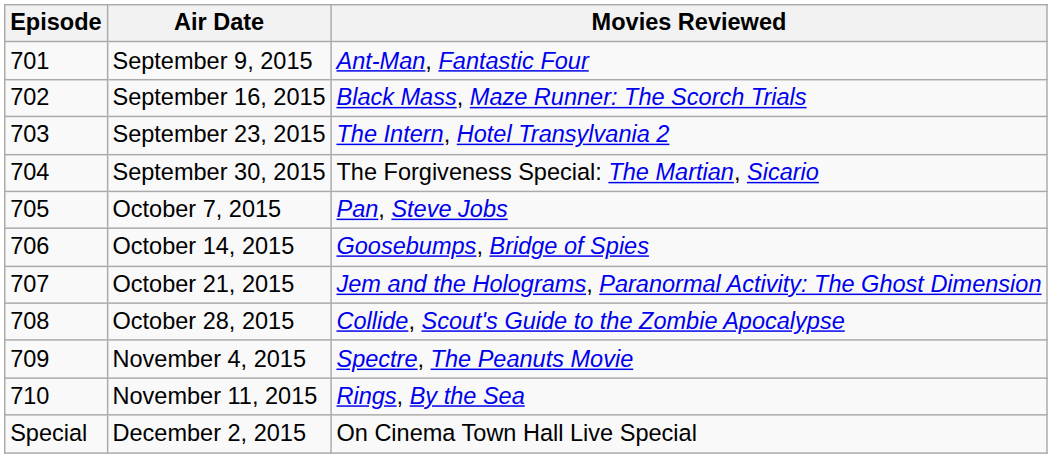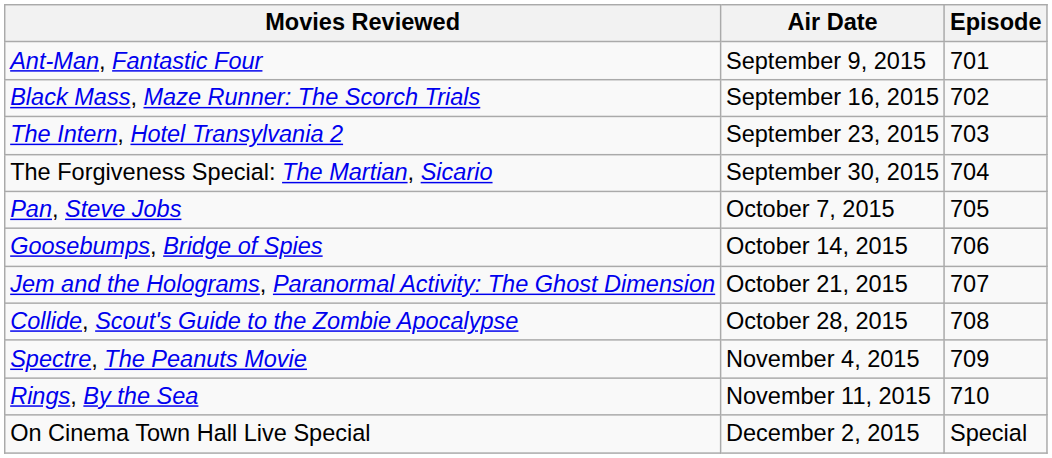columns swapped: (56, 23) <-> (689, 23)
